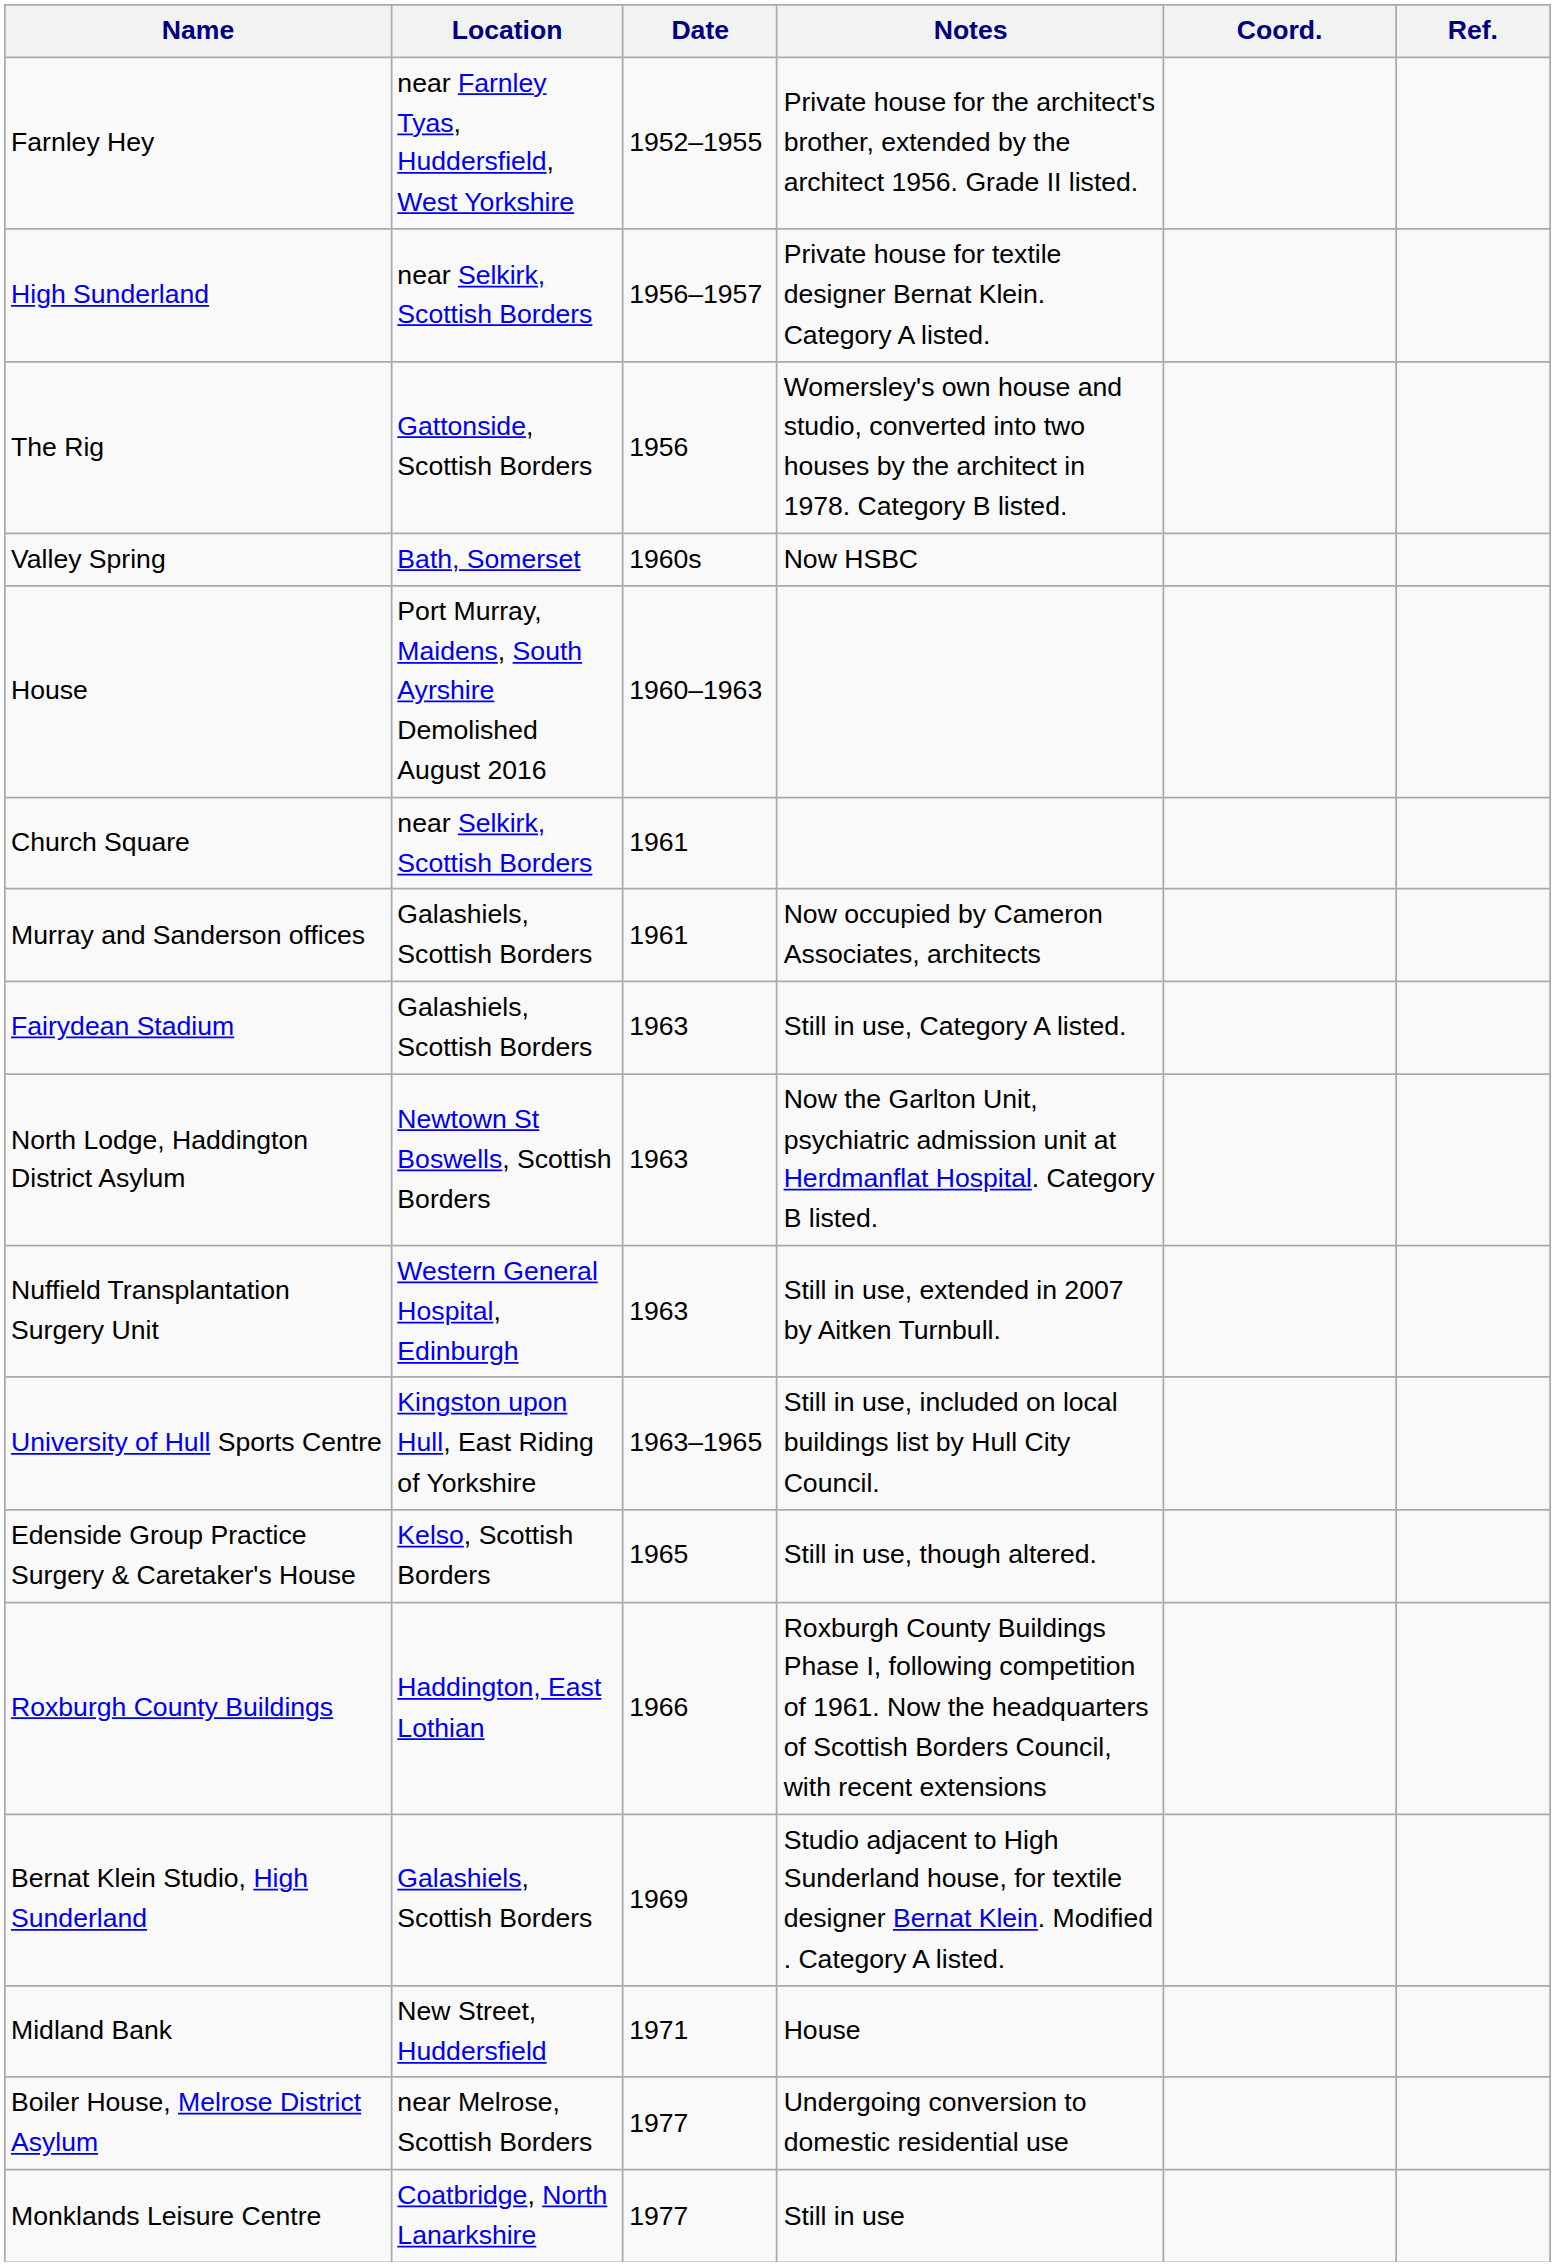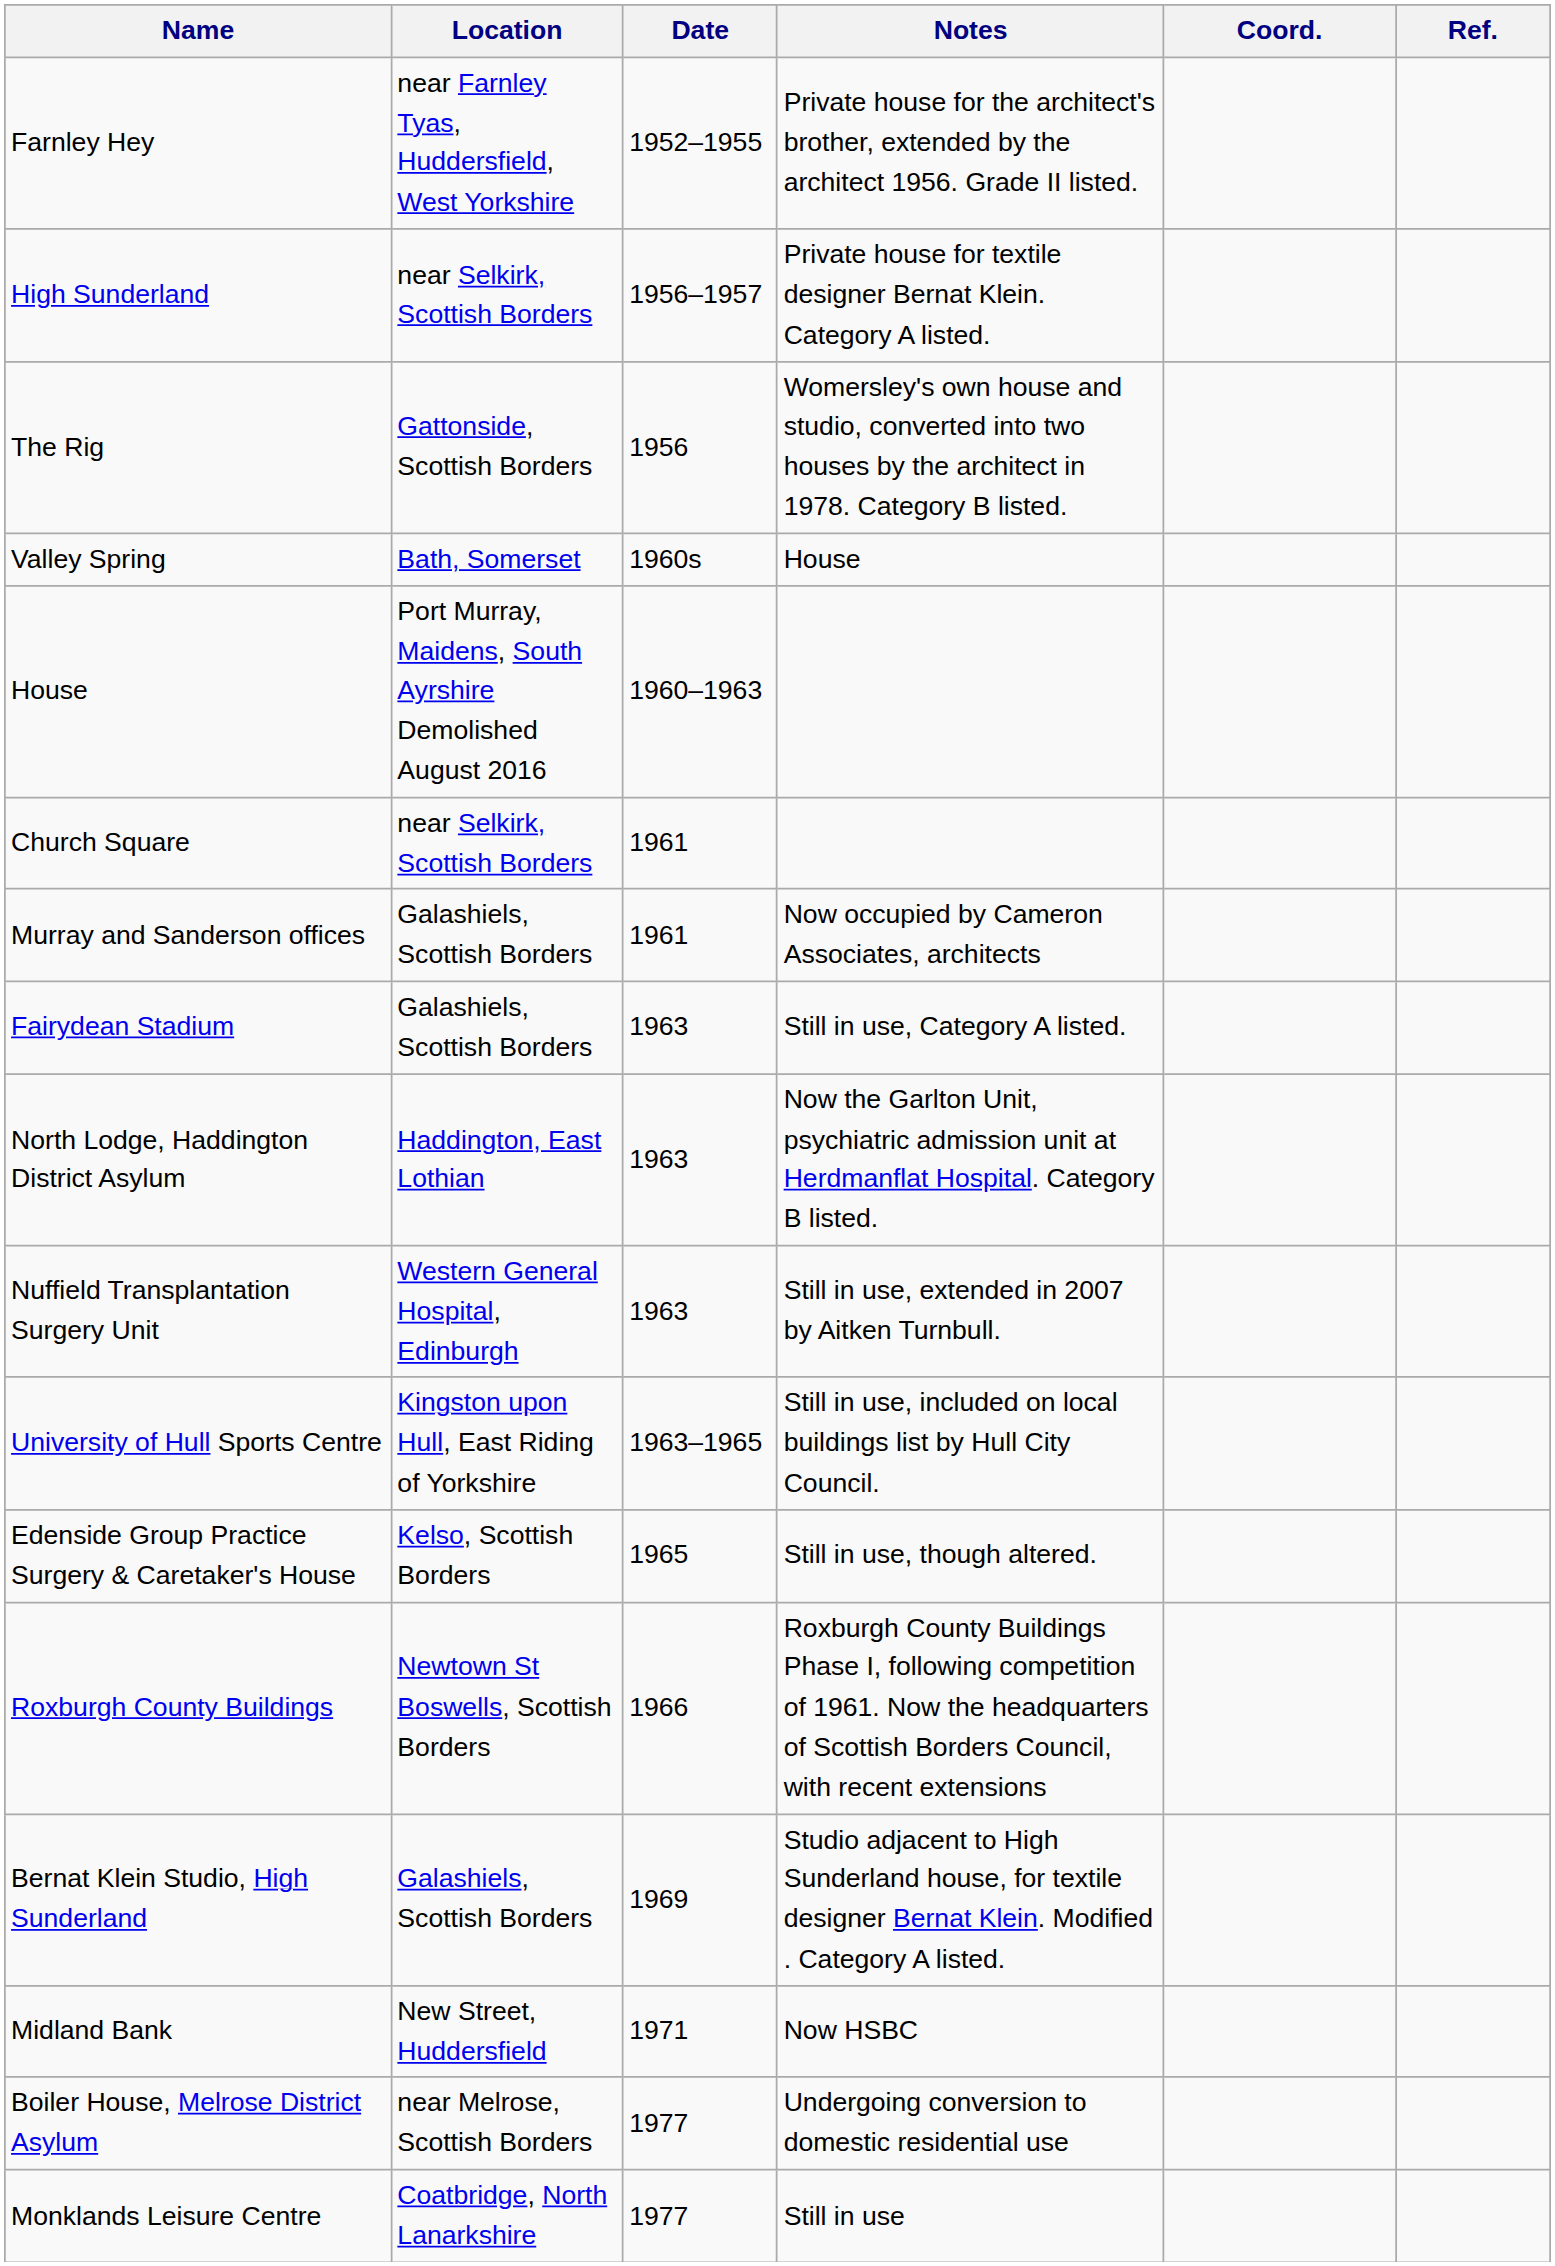(851, 558) Now HSBC -> (822, 558) House
(504, 1158) Newtown St Boswells, Scottish Borders -> (499, 1158) Haddington, East Lothian
(499, 1706) Haddington, East Lothian -> (504, 1706) Newtown St Boswells, Scottish Borders
(822, 2030) House -> (851, 2030) Now HSBC
